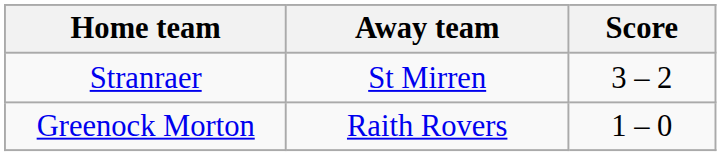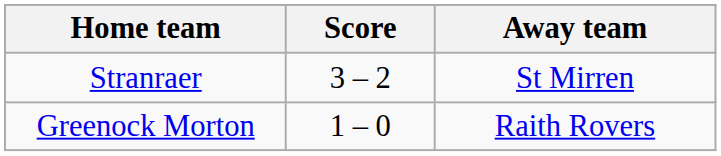columns swapped: (642, 28) <-> (427, 28)
